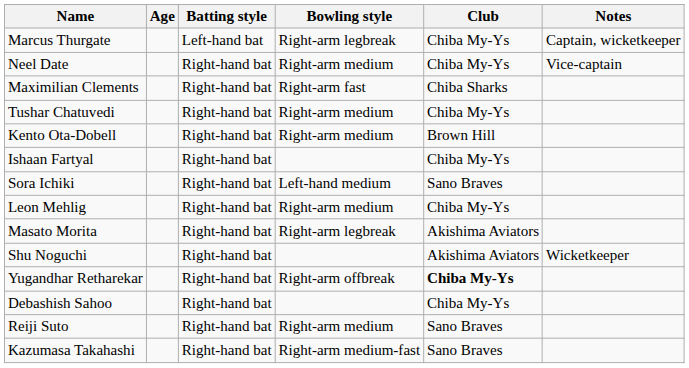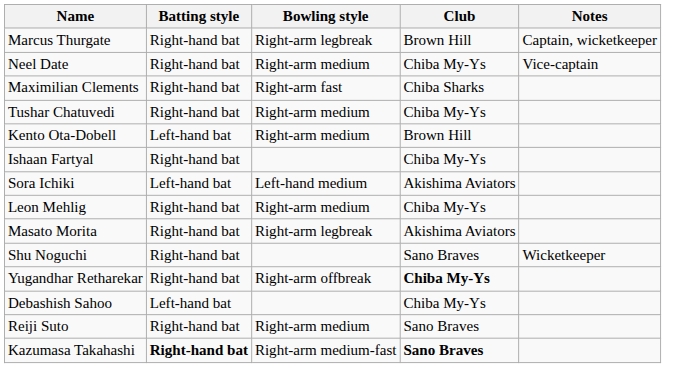- column: (162, 16)
(222, 40) Left-hand bat -> (195, 40) Right-hand bat
(468, 40) Chiba My-Ys -> (437, 40) Brown Hill
(227, 135) Right-hand bat -> (190, 135) Left-hand bat
(227, 183) Right-hand bat -> (190, 183) Left-hand bat
(465, 183) Sano Braves -> (459, 183) Akishima Aviators
(483, 254) Akishima Aviators -> (441, 254) Sano Braves
(227, 302) Right-hand bat -> (190, 302) Left-hand bat
(227, 350) normal -> (199, 350) bold
(465, 350) normal -> (443, 350) bold
